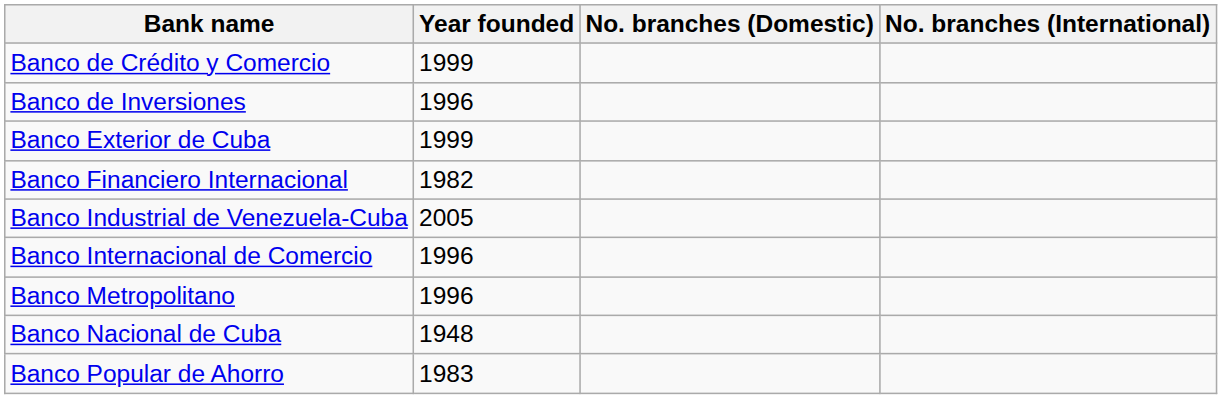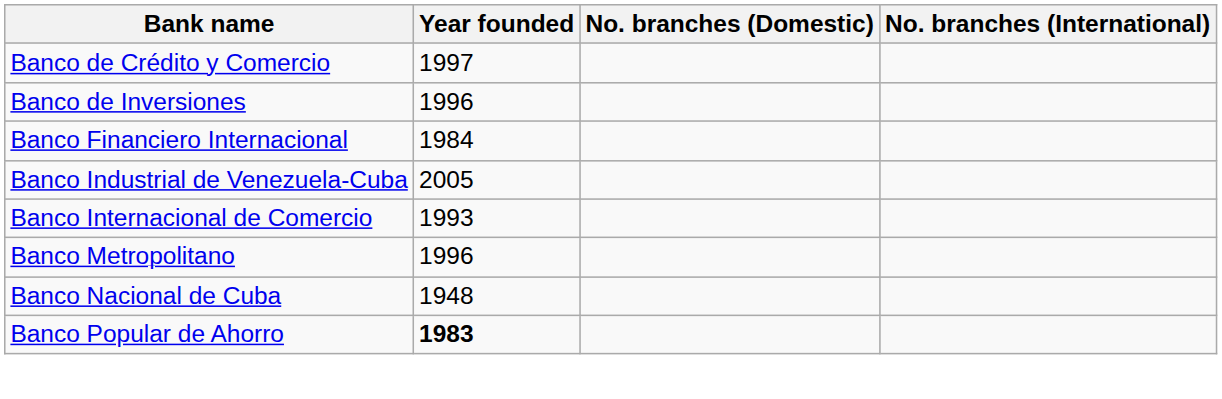(446, 62) 1999 -> (446, 62) 1997
- row: (140, 140)
(446, 179) 1982 -> (446, 140) 1984
(446, 256) 1996 -> (446, 218) 1993
(446, 373) normal -> (446, 334) bold
